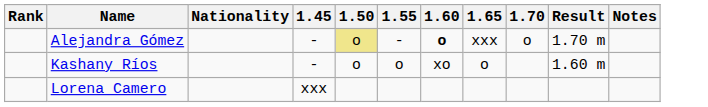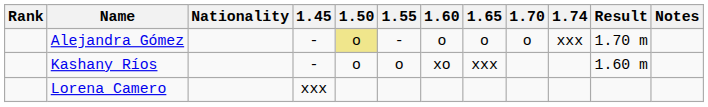+ column: (570, 17)
(442, 41) bold -> (442, 41) normal
(484, 41) xxx -> (484, 41) o
(484, 65) o -> (484, 65) xxx
